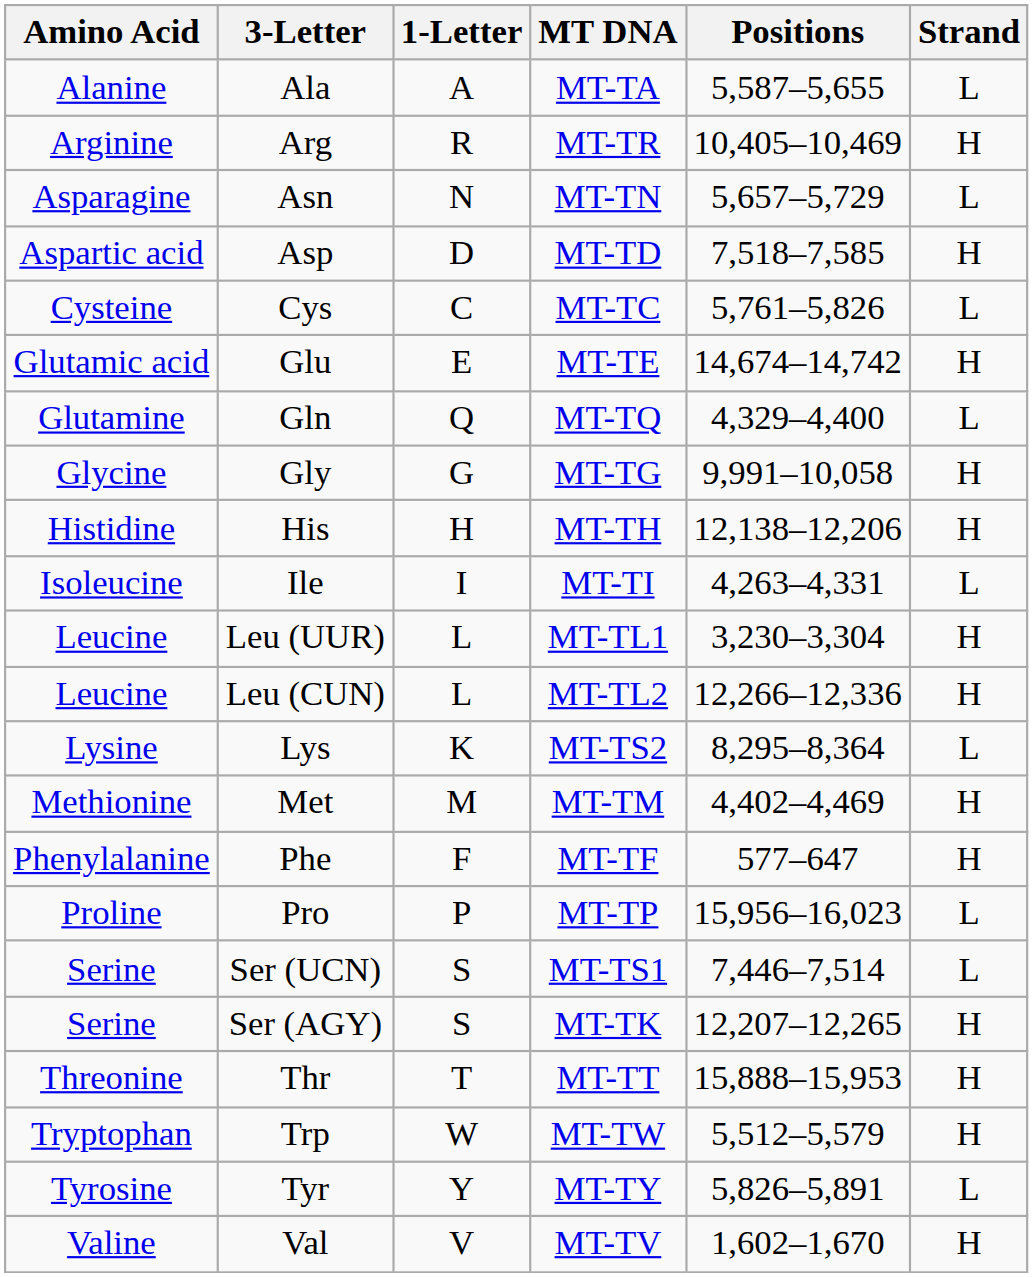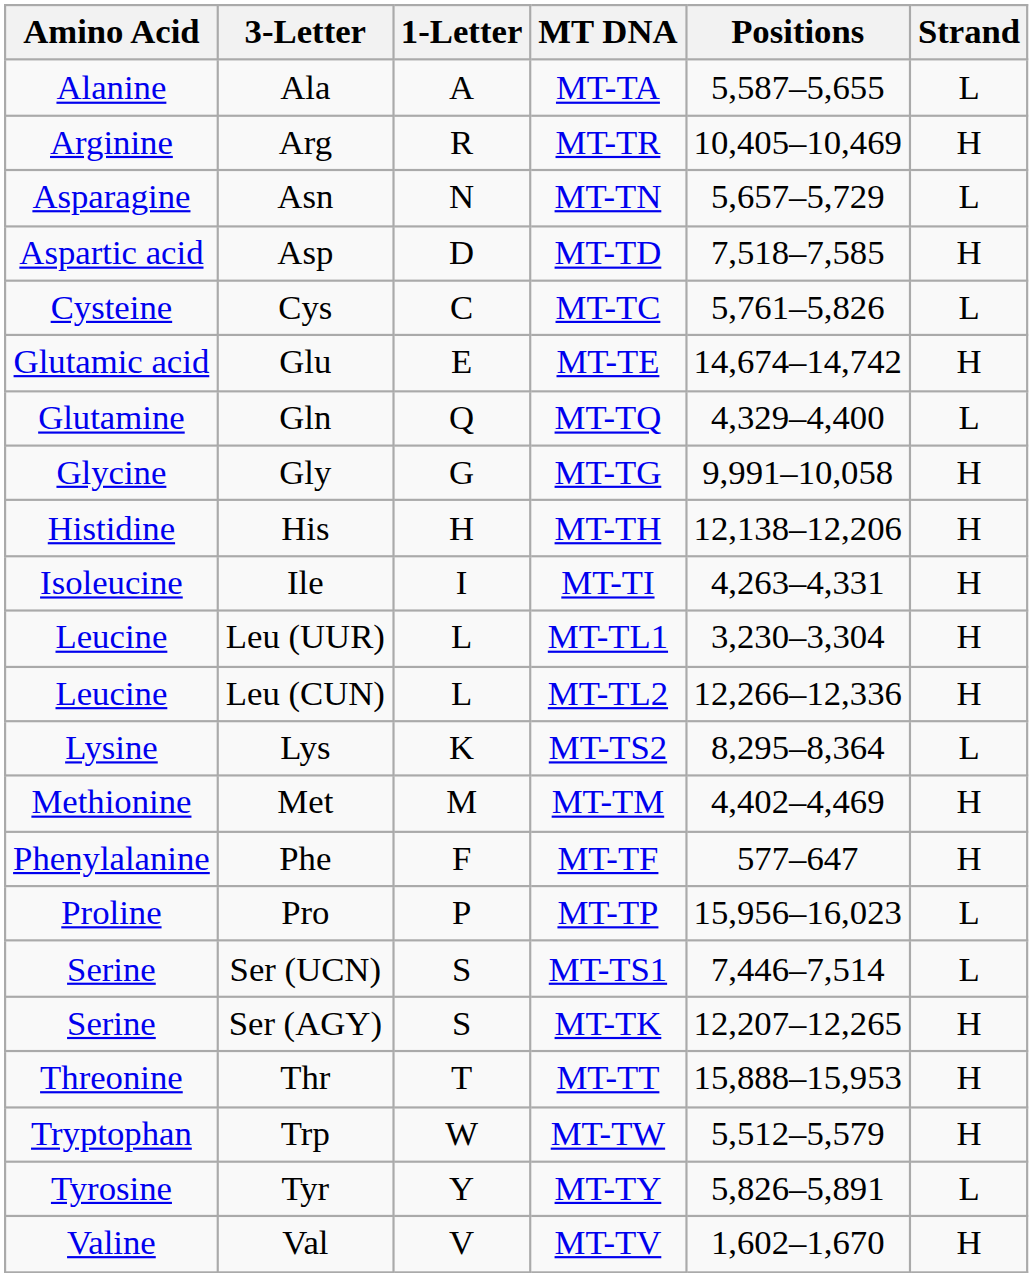(969, 582) L -> (969, 582) H
